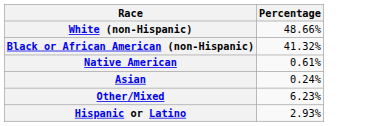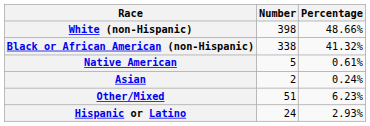+ column: (278, 13)
